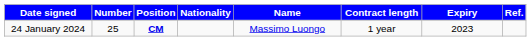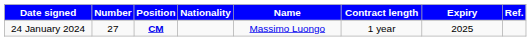(113, 28) 25 -> (113, 28) 27
(462, 28) 2023 -> (462, 28) 2025
